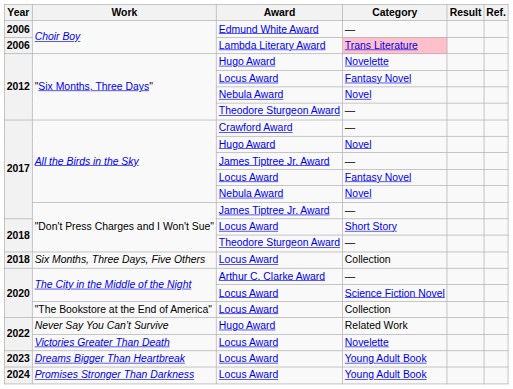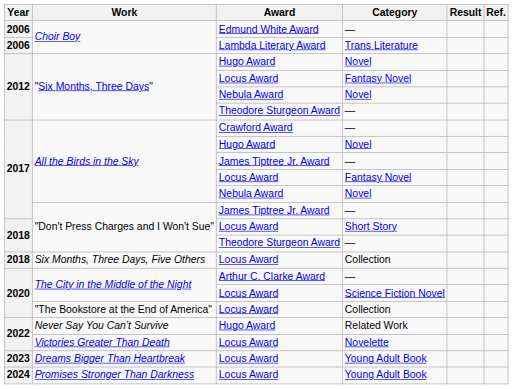(381, 45) pink background -> (381, 45) no background
(367, 62) Novelette -> (358, 62) Novel
